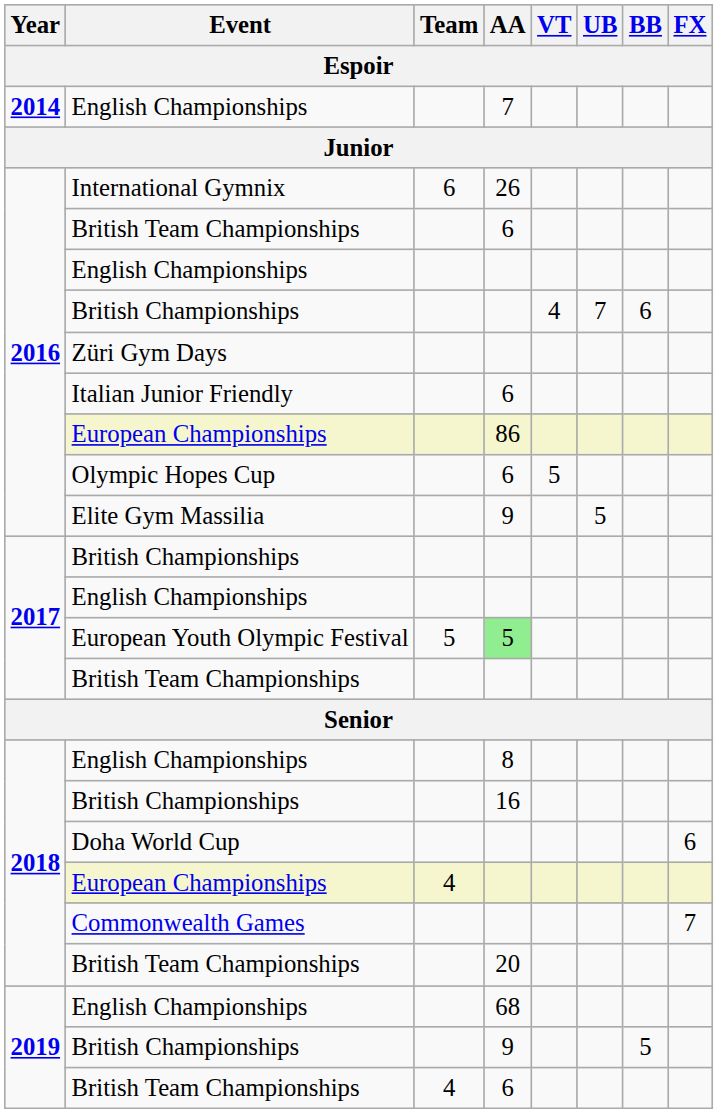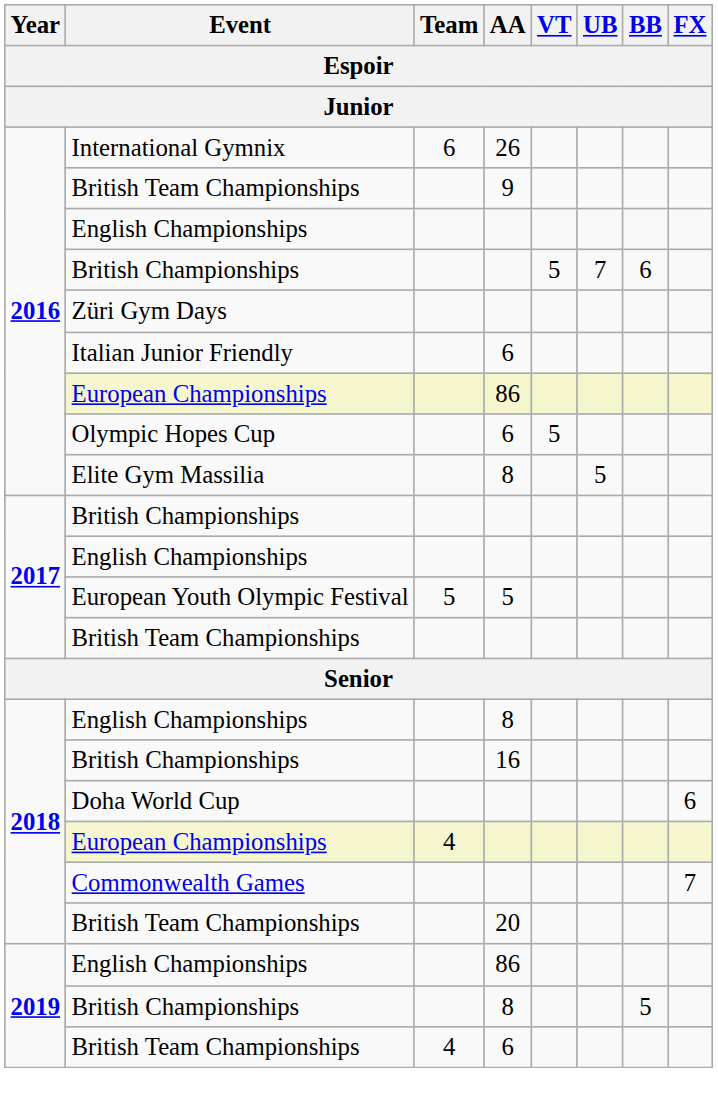- row: (35, 106)
(508, 229) 6 -> (508, 188) 9
(554, 311) 4 -> (554, 270) 5
(508, 515) 9 -> (508, 474) 8
(508, 637) lightgreen background -> (508, 597) no background
(508, 1005) 68 -> (508, 964) 86
(508, 1046) 9 -> (508, 1005) 8
